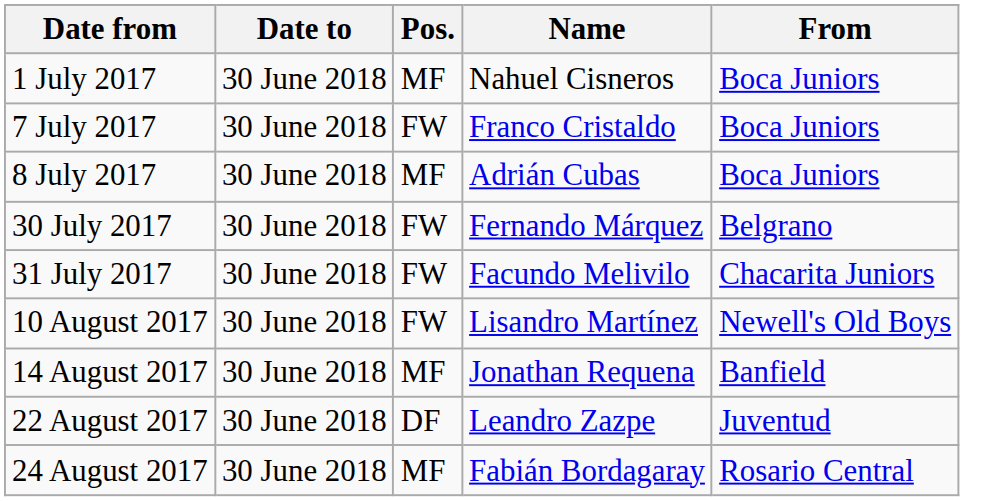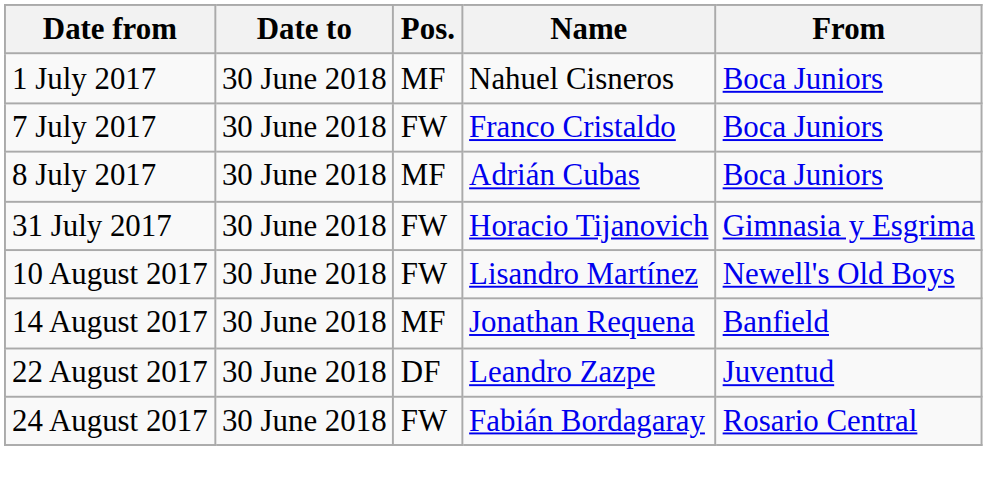- row: (586, 224)
- row: (579, 273)
+ row: (589, 224)
(423, 469) MF -> (424, 420) FW
